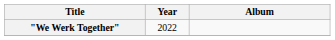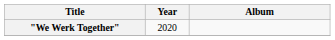(167, 27) 2022 -> (167, 27) 2020
